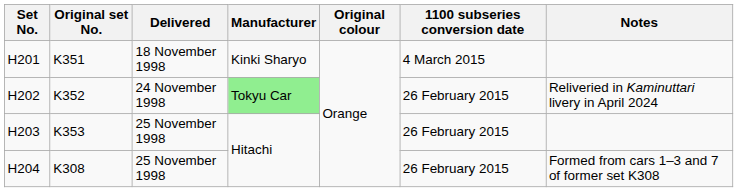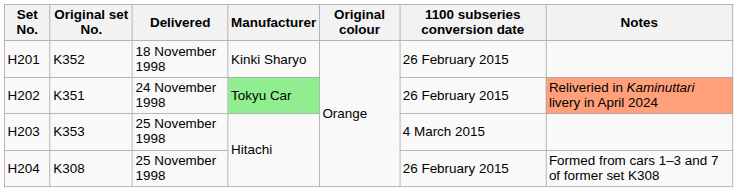(69, 59) K351 -> (69, 59) K352
(444, 59) 4 March 2015 -> (456, 59) 26 February 2015
(69, 95) K352 -> (69, 95) K351
(622, 95) no background -> (622, 95) lightsalmon background
(456, 132) 26 February 2015 -> (444, 132) 4 March 2015
